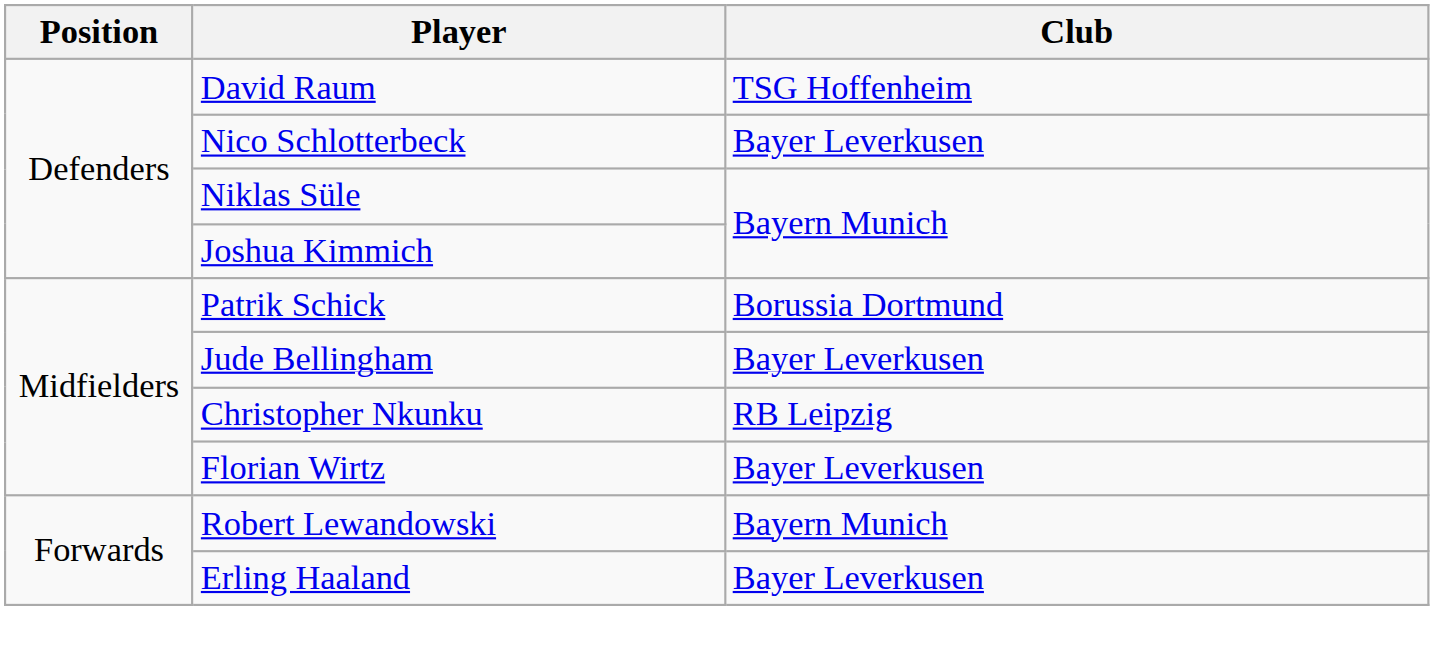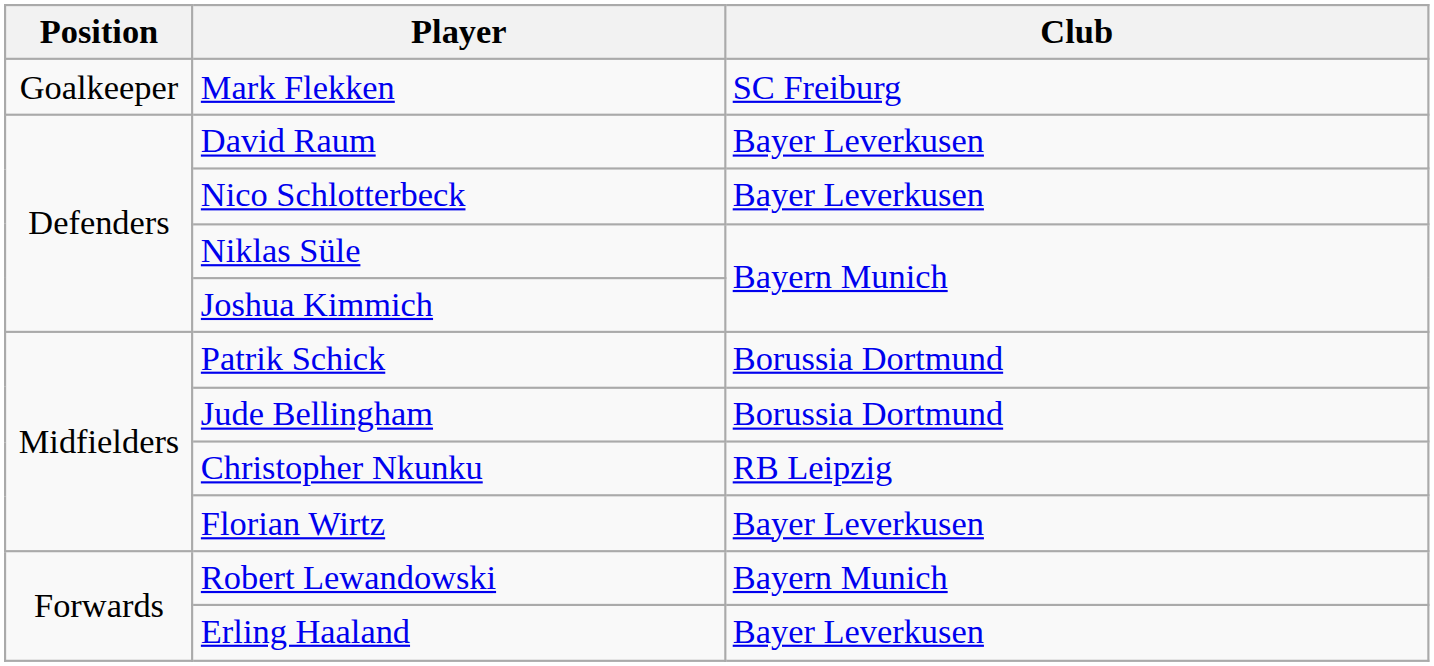+ row: (298, 86)
(852, 86) TSG Hoffenheim -> (858, 140) Bayer Leverkusen
(858, 359) Bayer Leverkusen -> (868, 413) Borussia Dortmund
